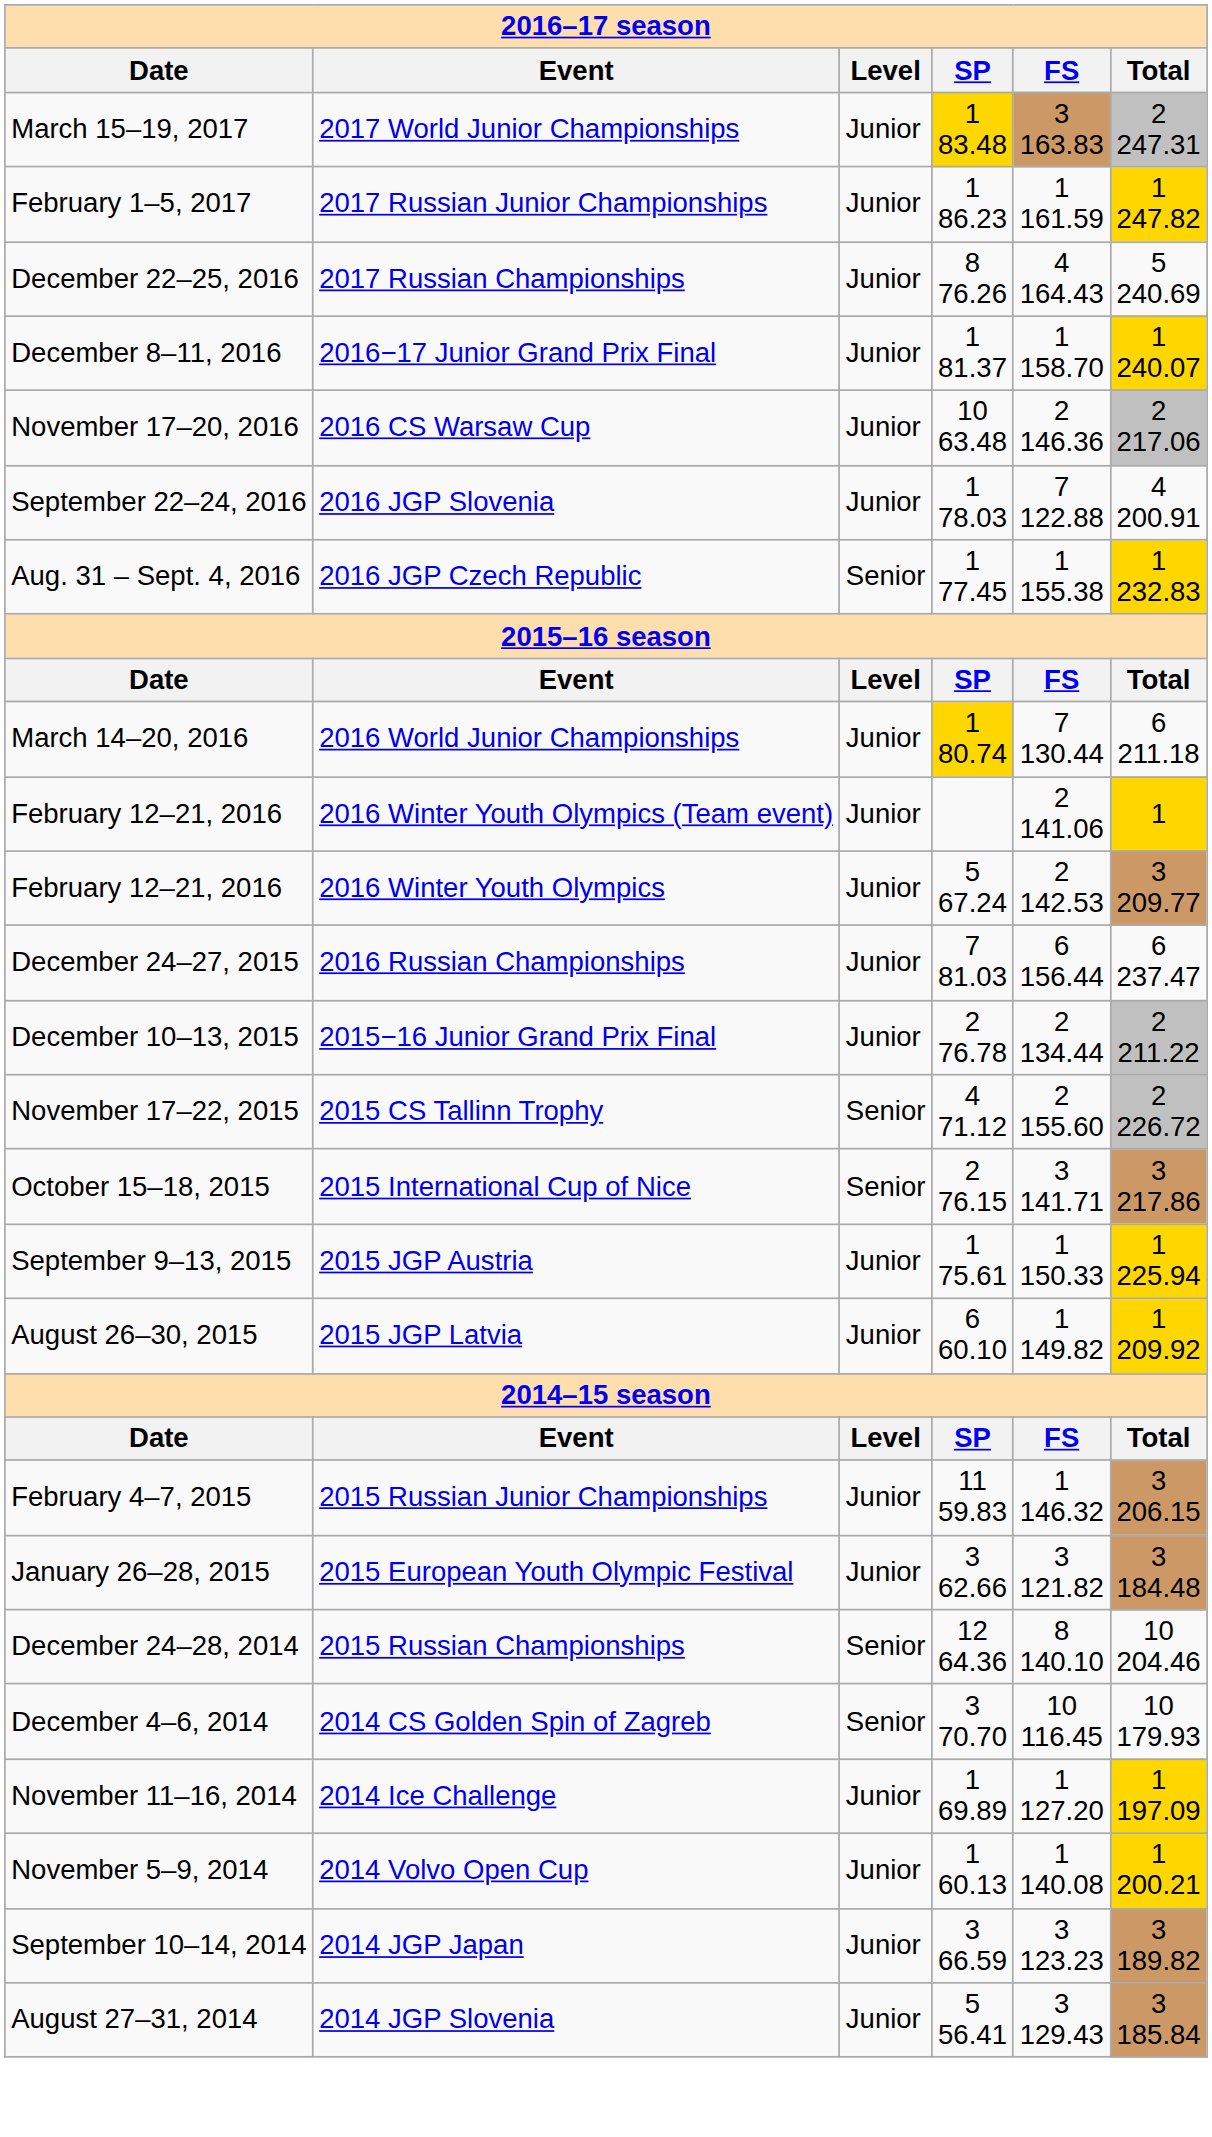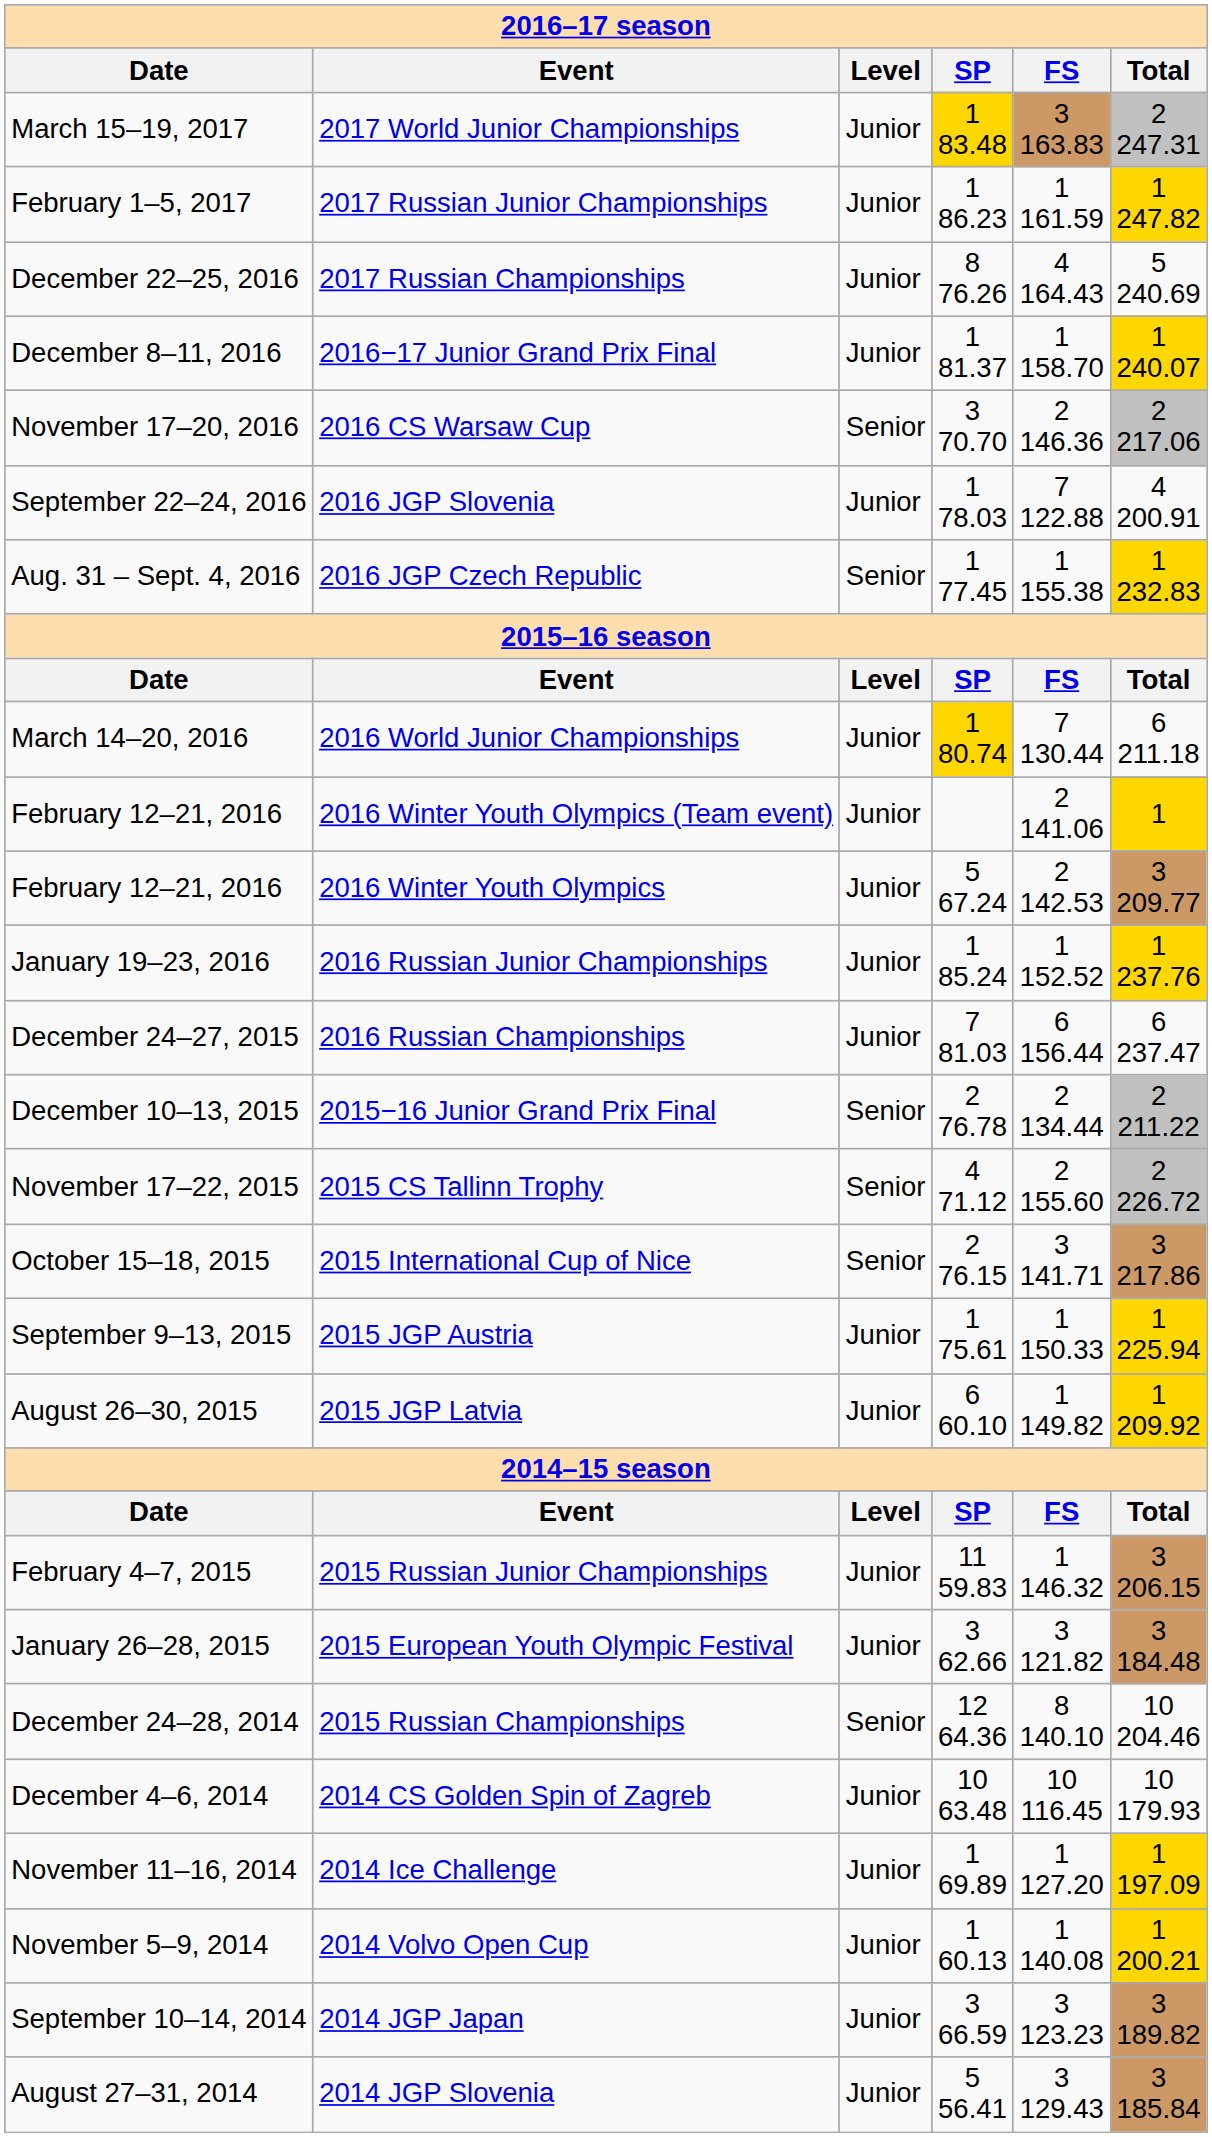(883, 427) Junior -> (886, 427) Senior
(973, 427) 10 63.48 -> (973, 427) 3 70.70
+ row: (543, 962)
(883, 1037) Junior -> (886, 1111) Senior
(886, 1721) Senior -> (883, 1795) Junior
(973, 1721) 3 70.70 -> (973, 1795) 10 63.48
